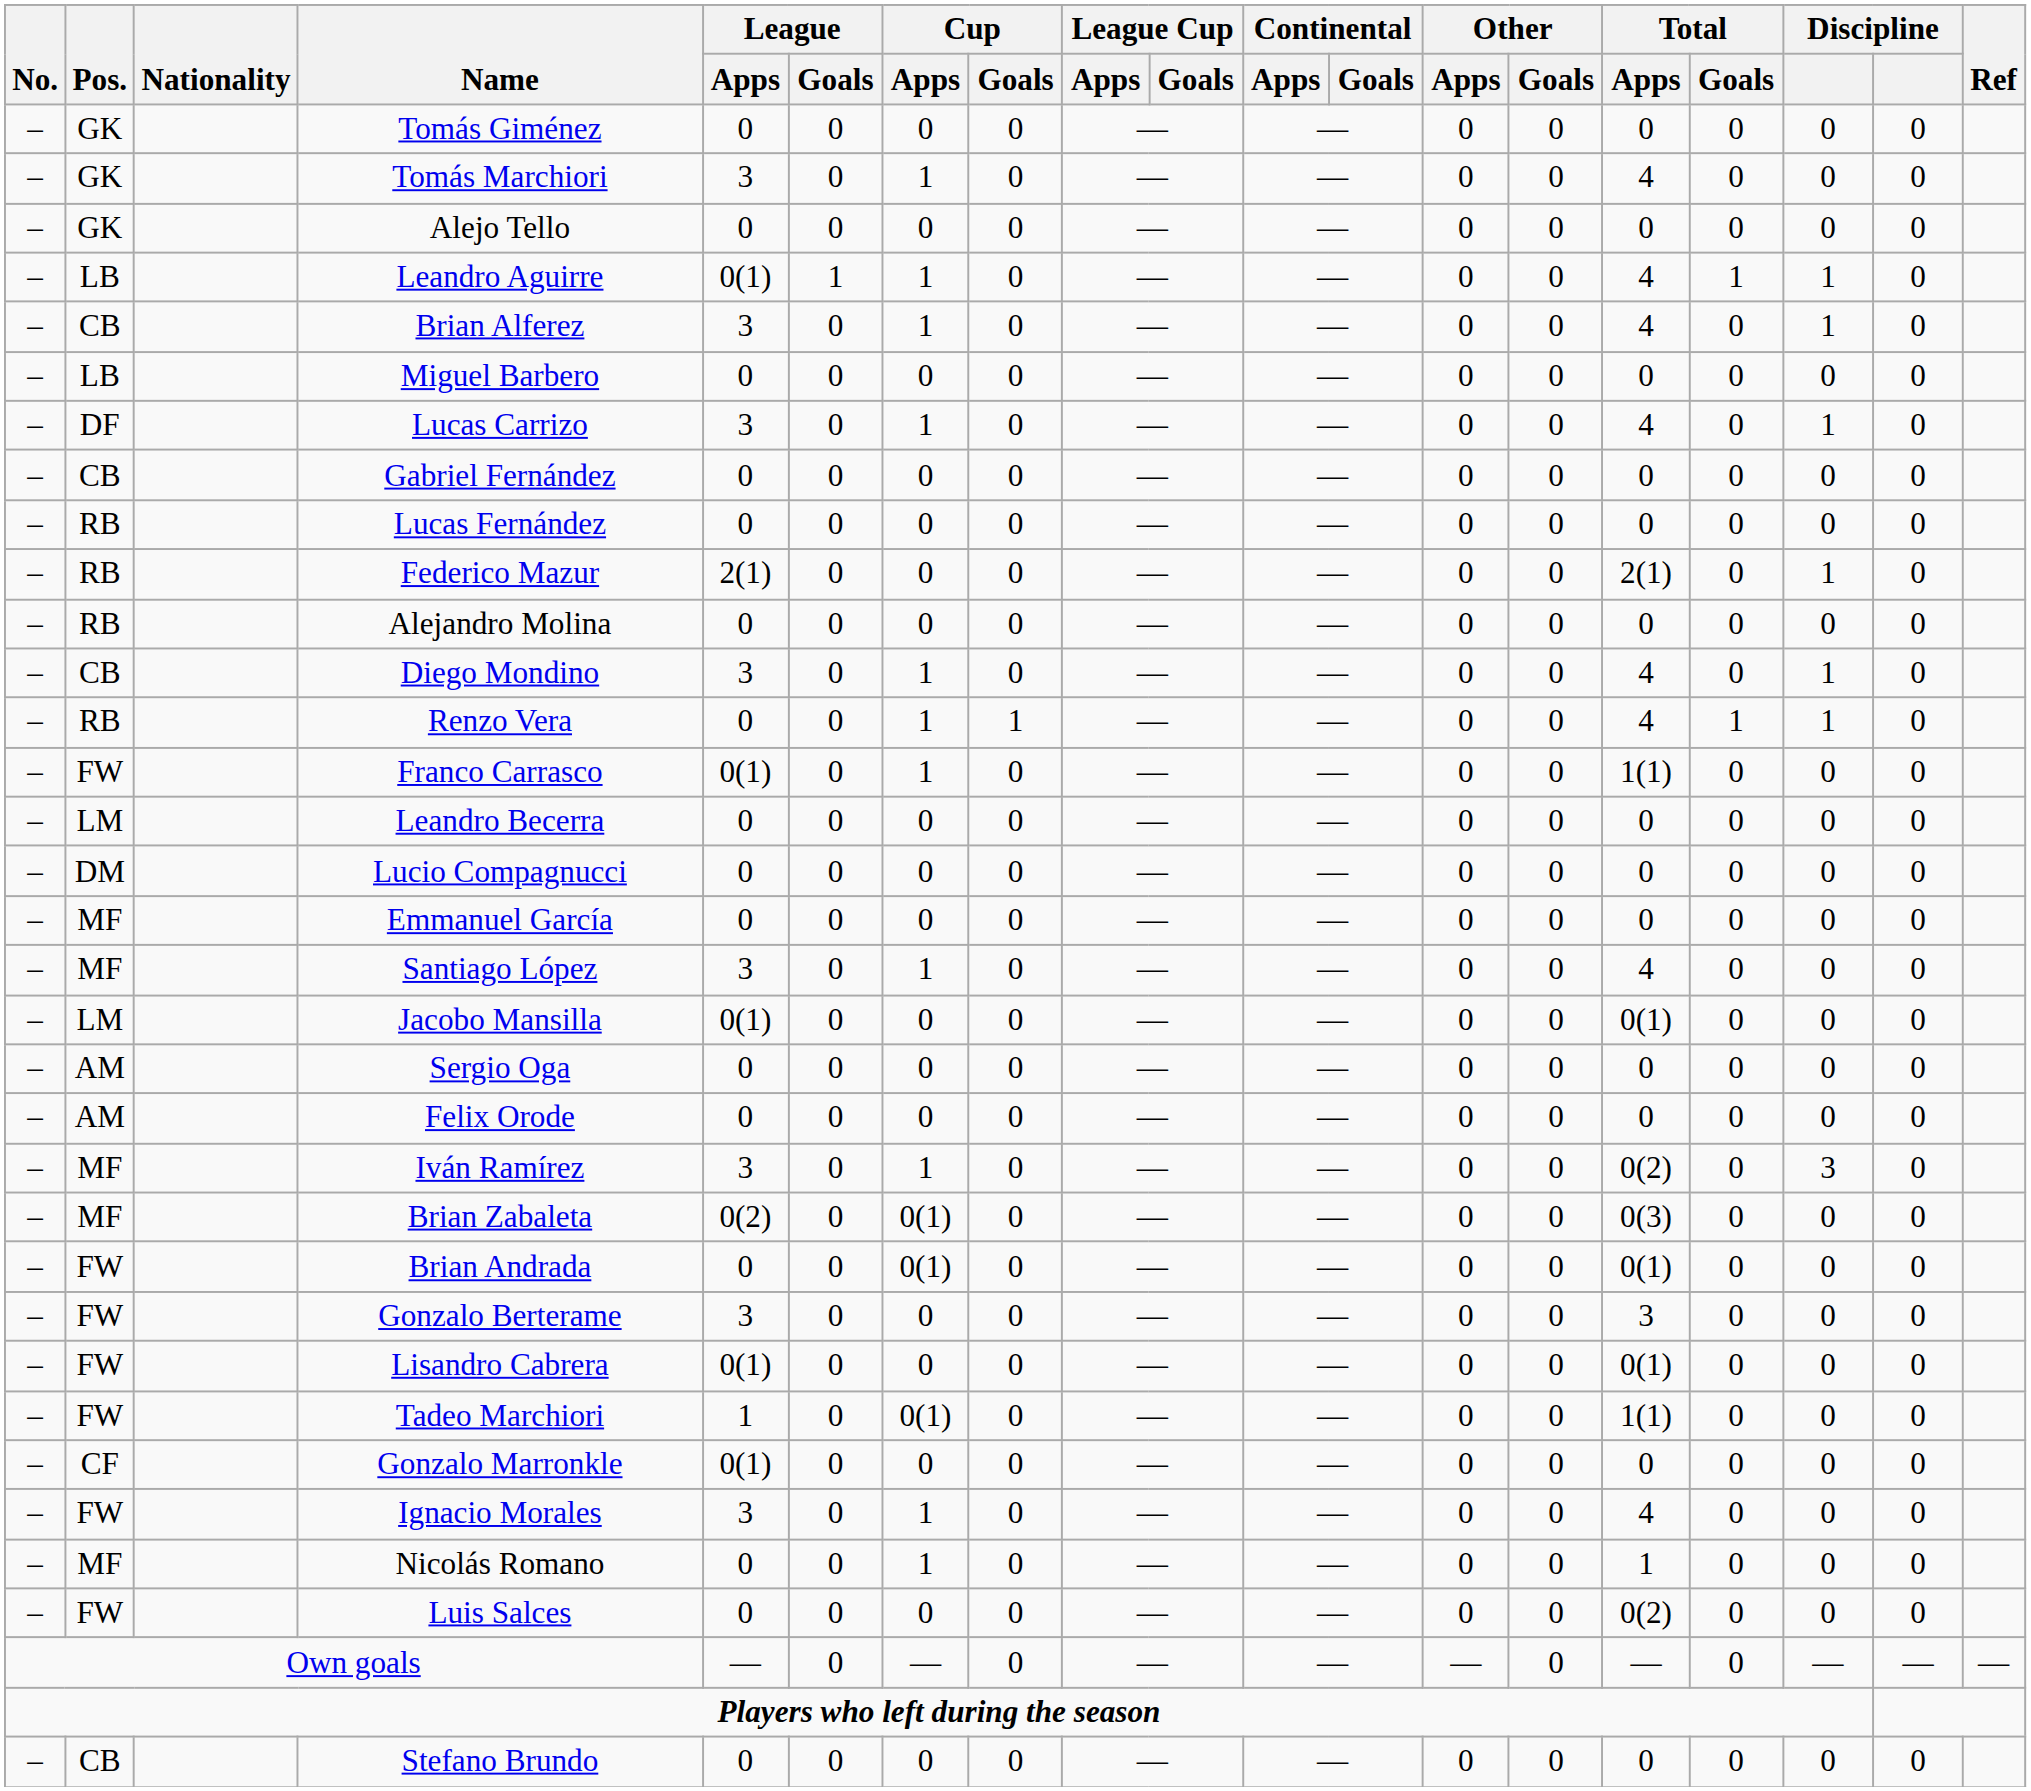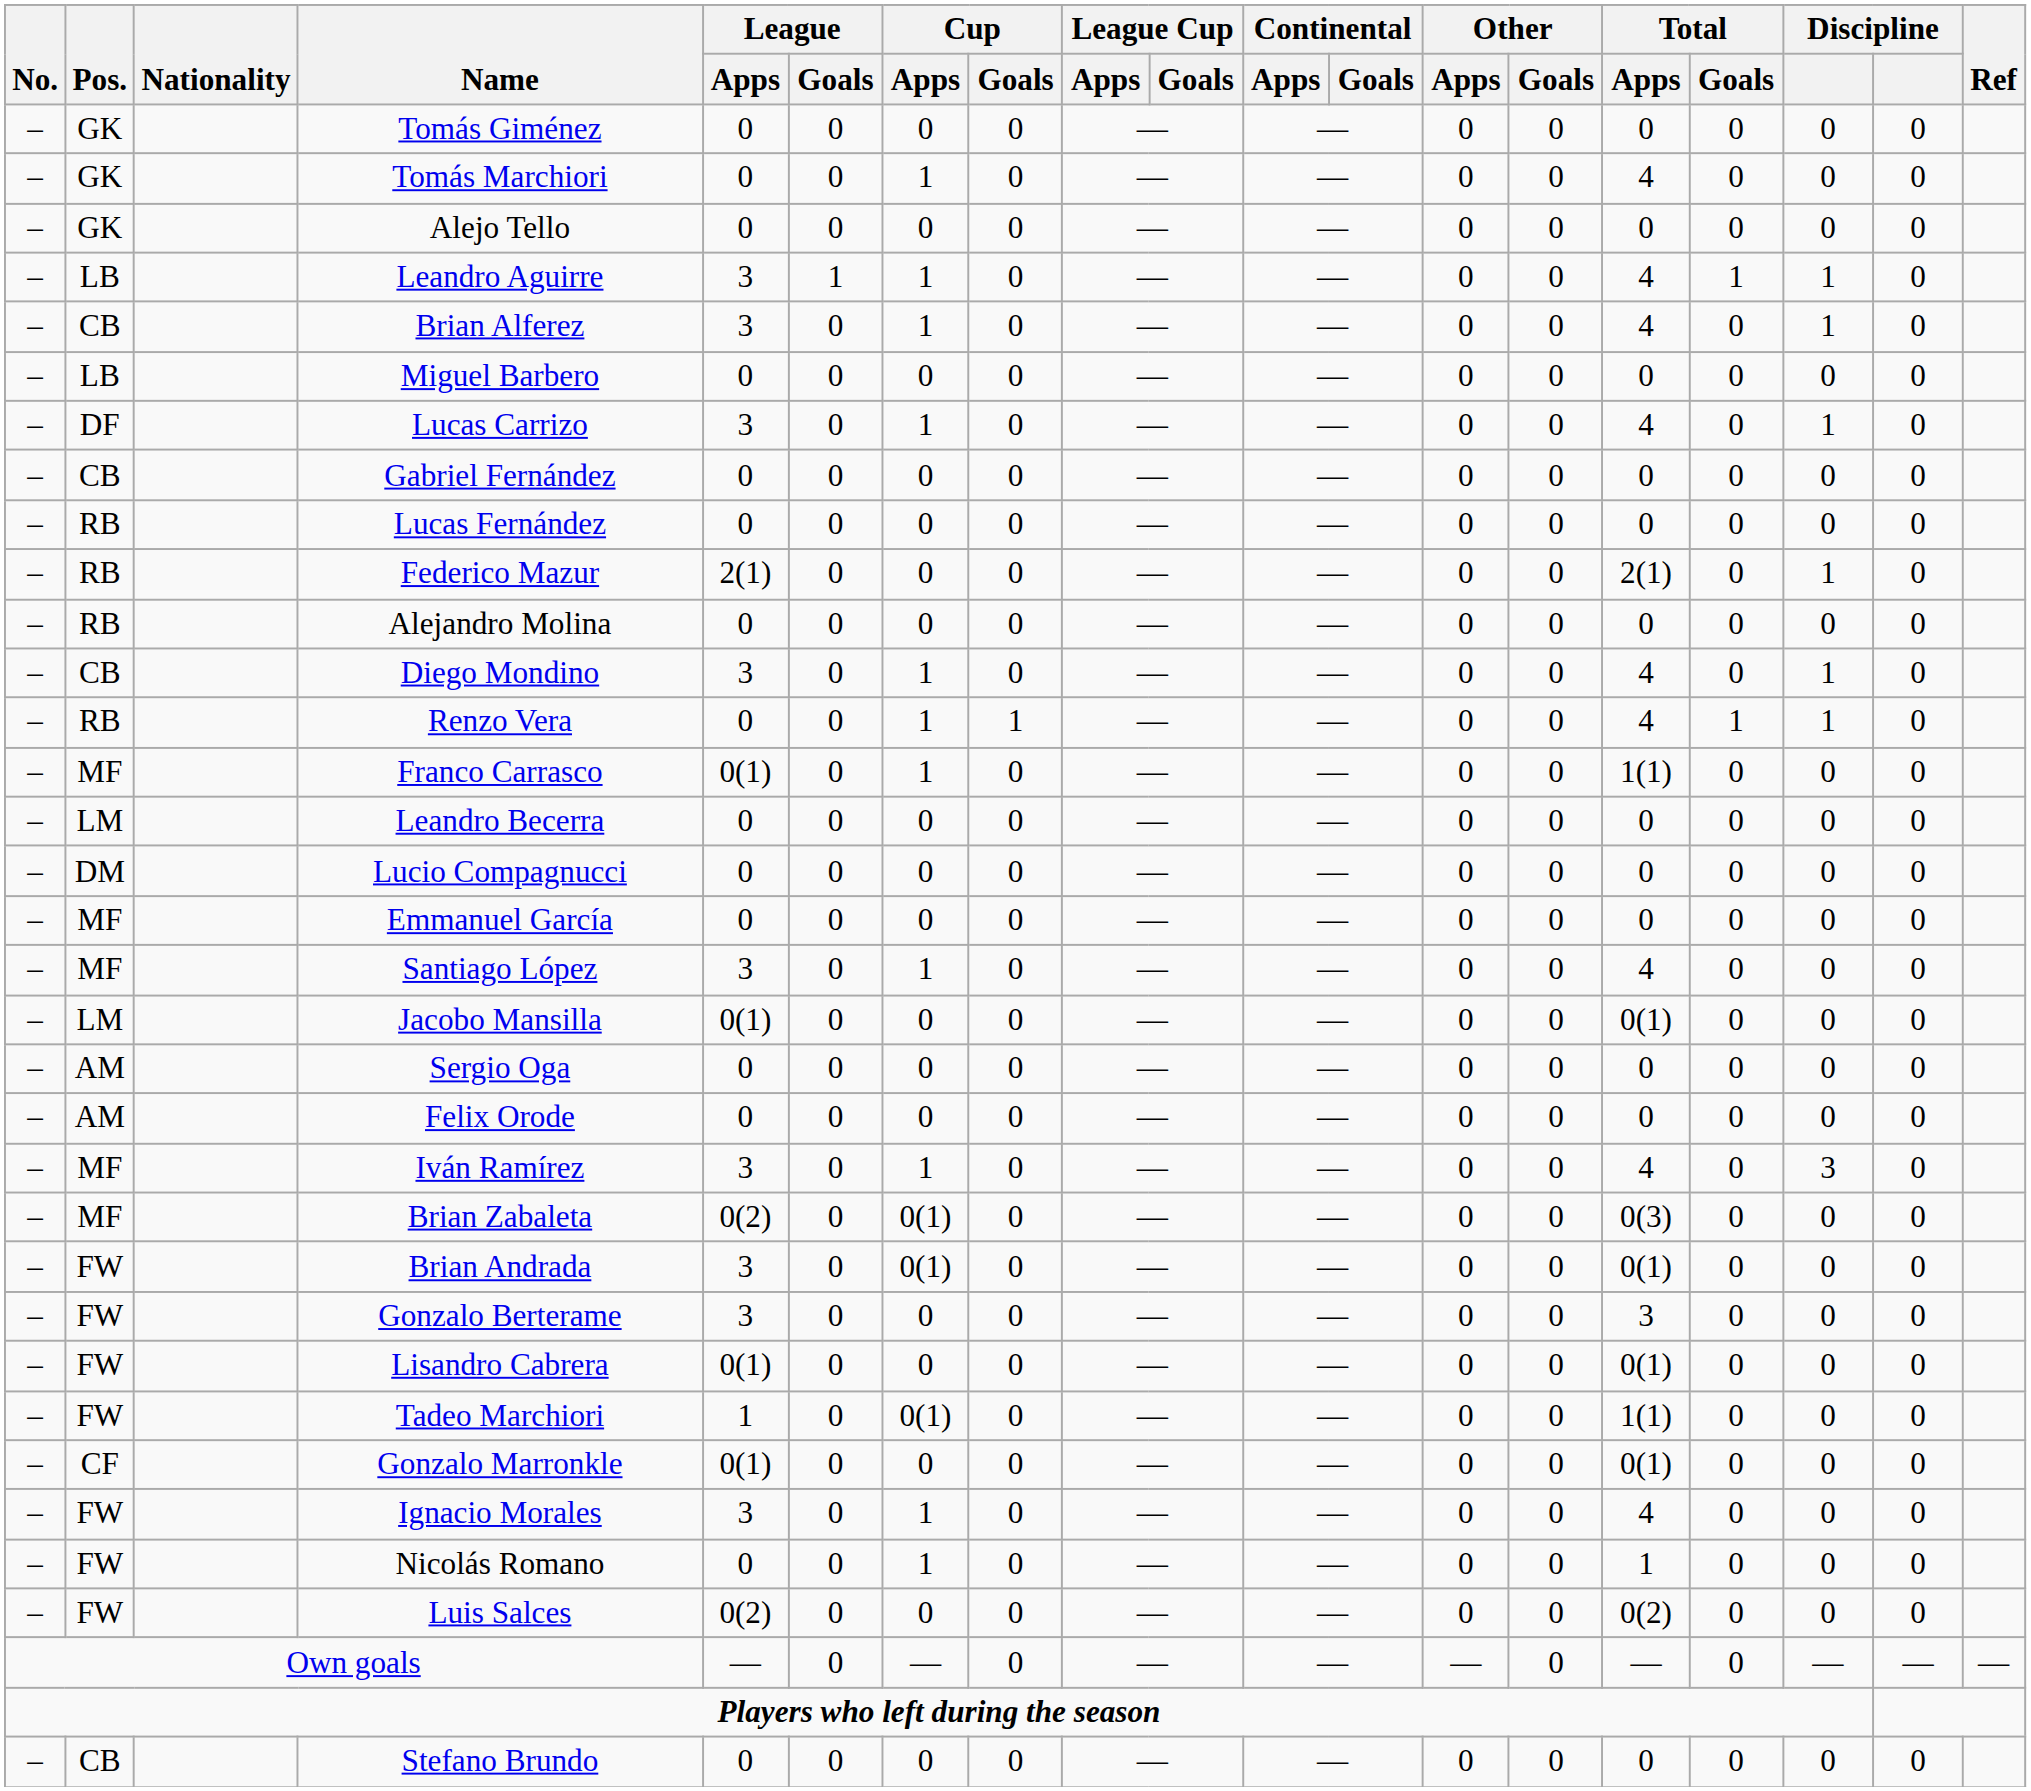(745, 177) 3 -> (745, 177) 0
(745, 276) 0(1) -> (745, 276) 3
(100, 771) FW -> (100, 771) MF
(1646, 1167) 0(2) -> (1646, 1167) 4
(745, 1266) 0 -> (745, 1266) 3
(1646, 1464) 0 -> (1646, 1464) 0(1)
(100, 1563) MF -> (100, 1563) FW
(745, 1612) 0 -> (745, 1612) 0(2)
